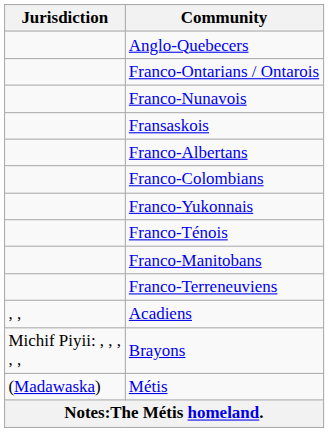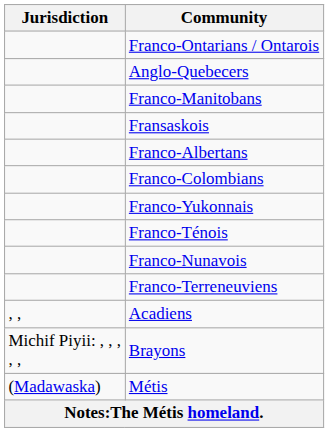rows swapped: (189, 44) <-> (224, 71)
rows swapped: (195, 260) <-> (188, 98)
